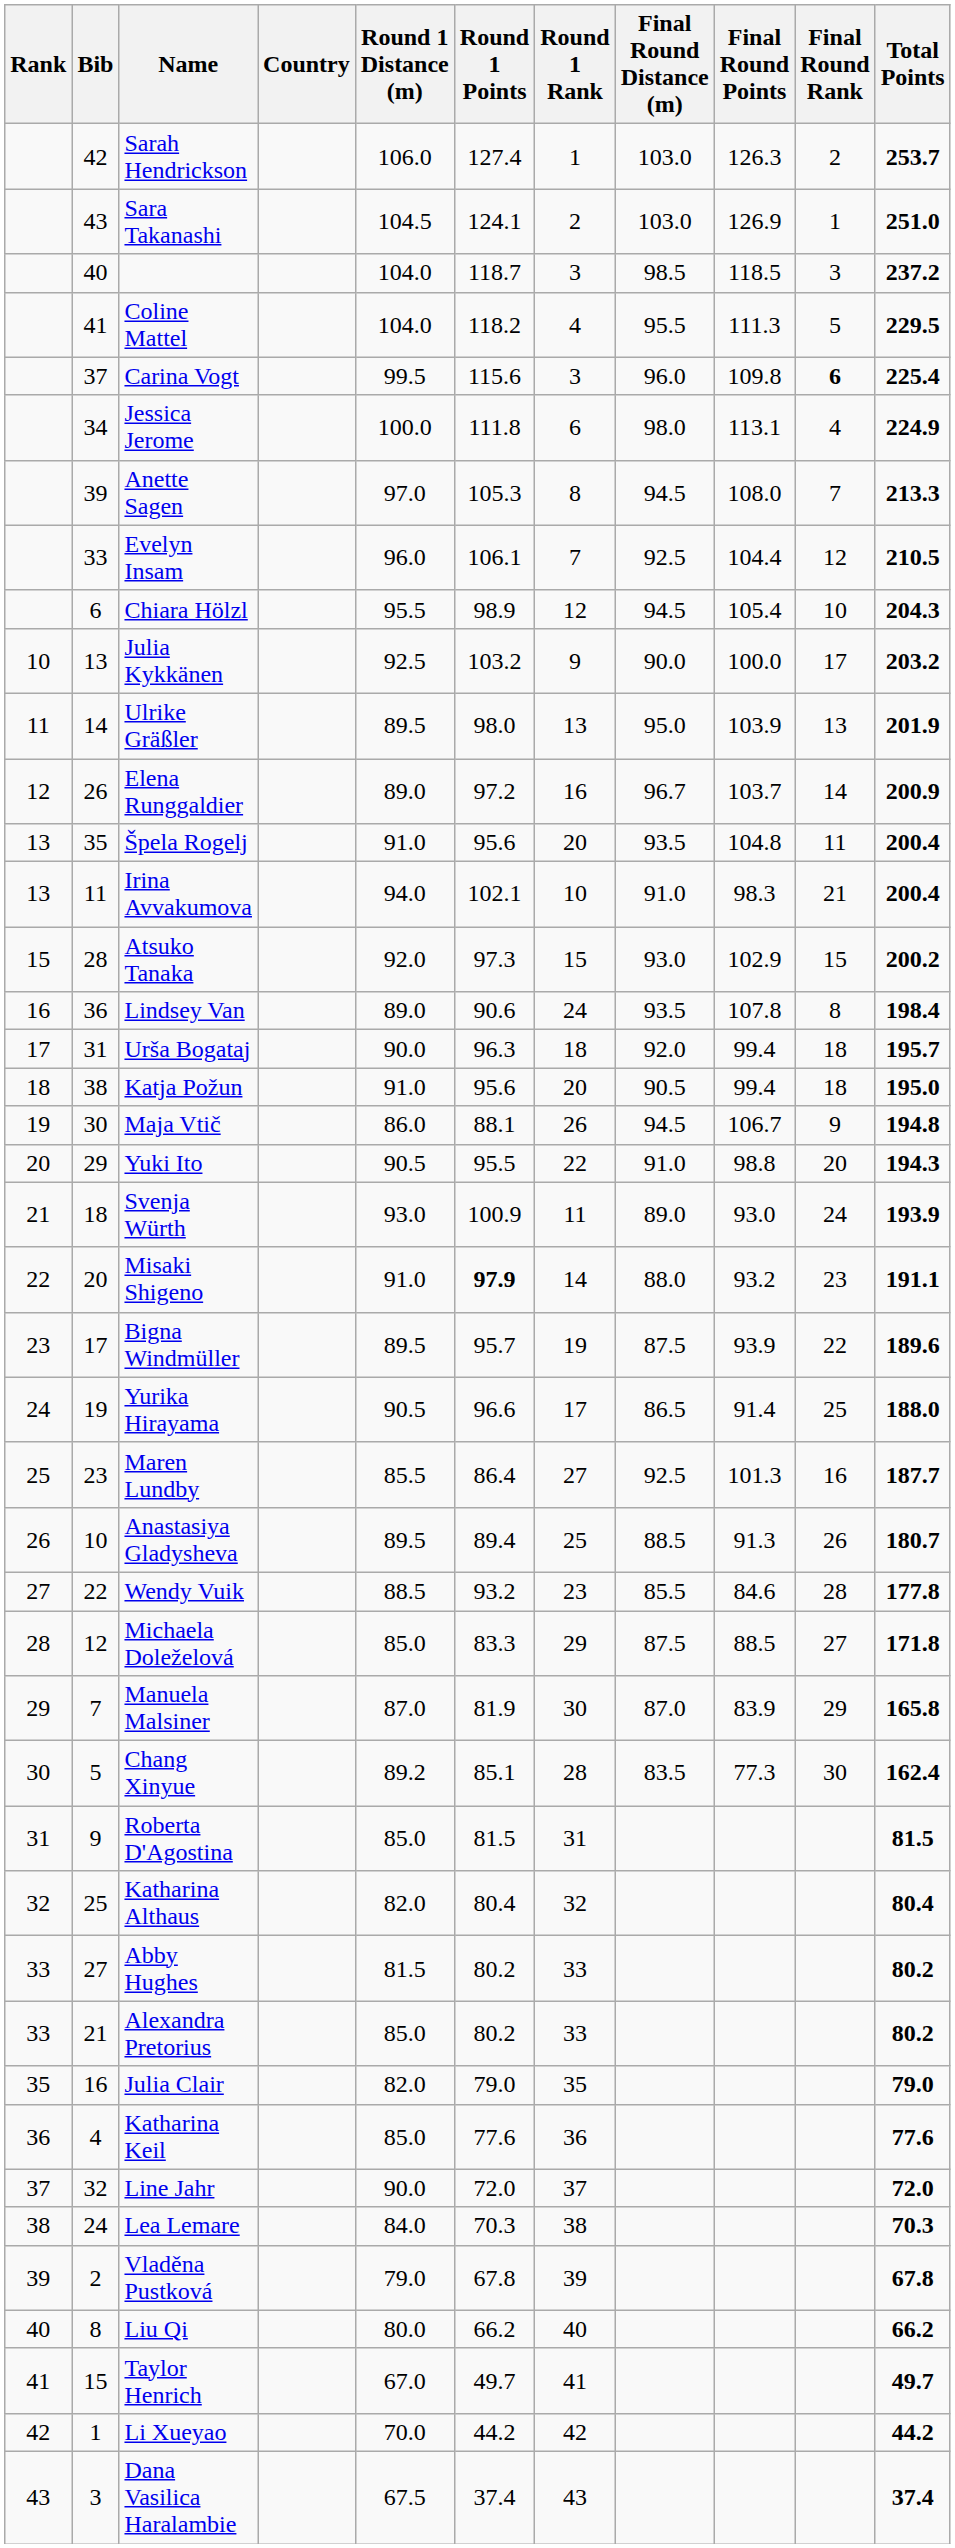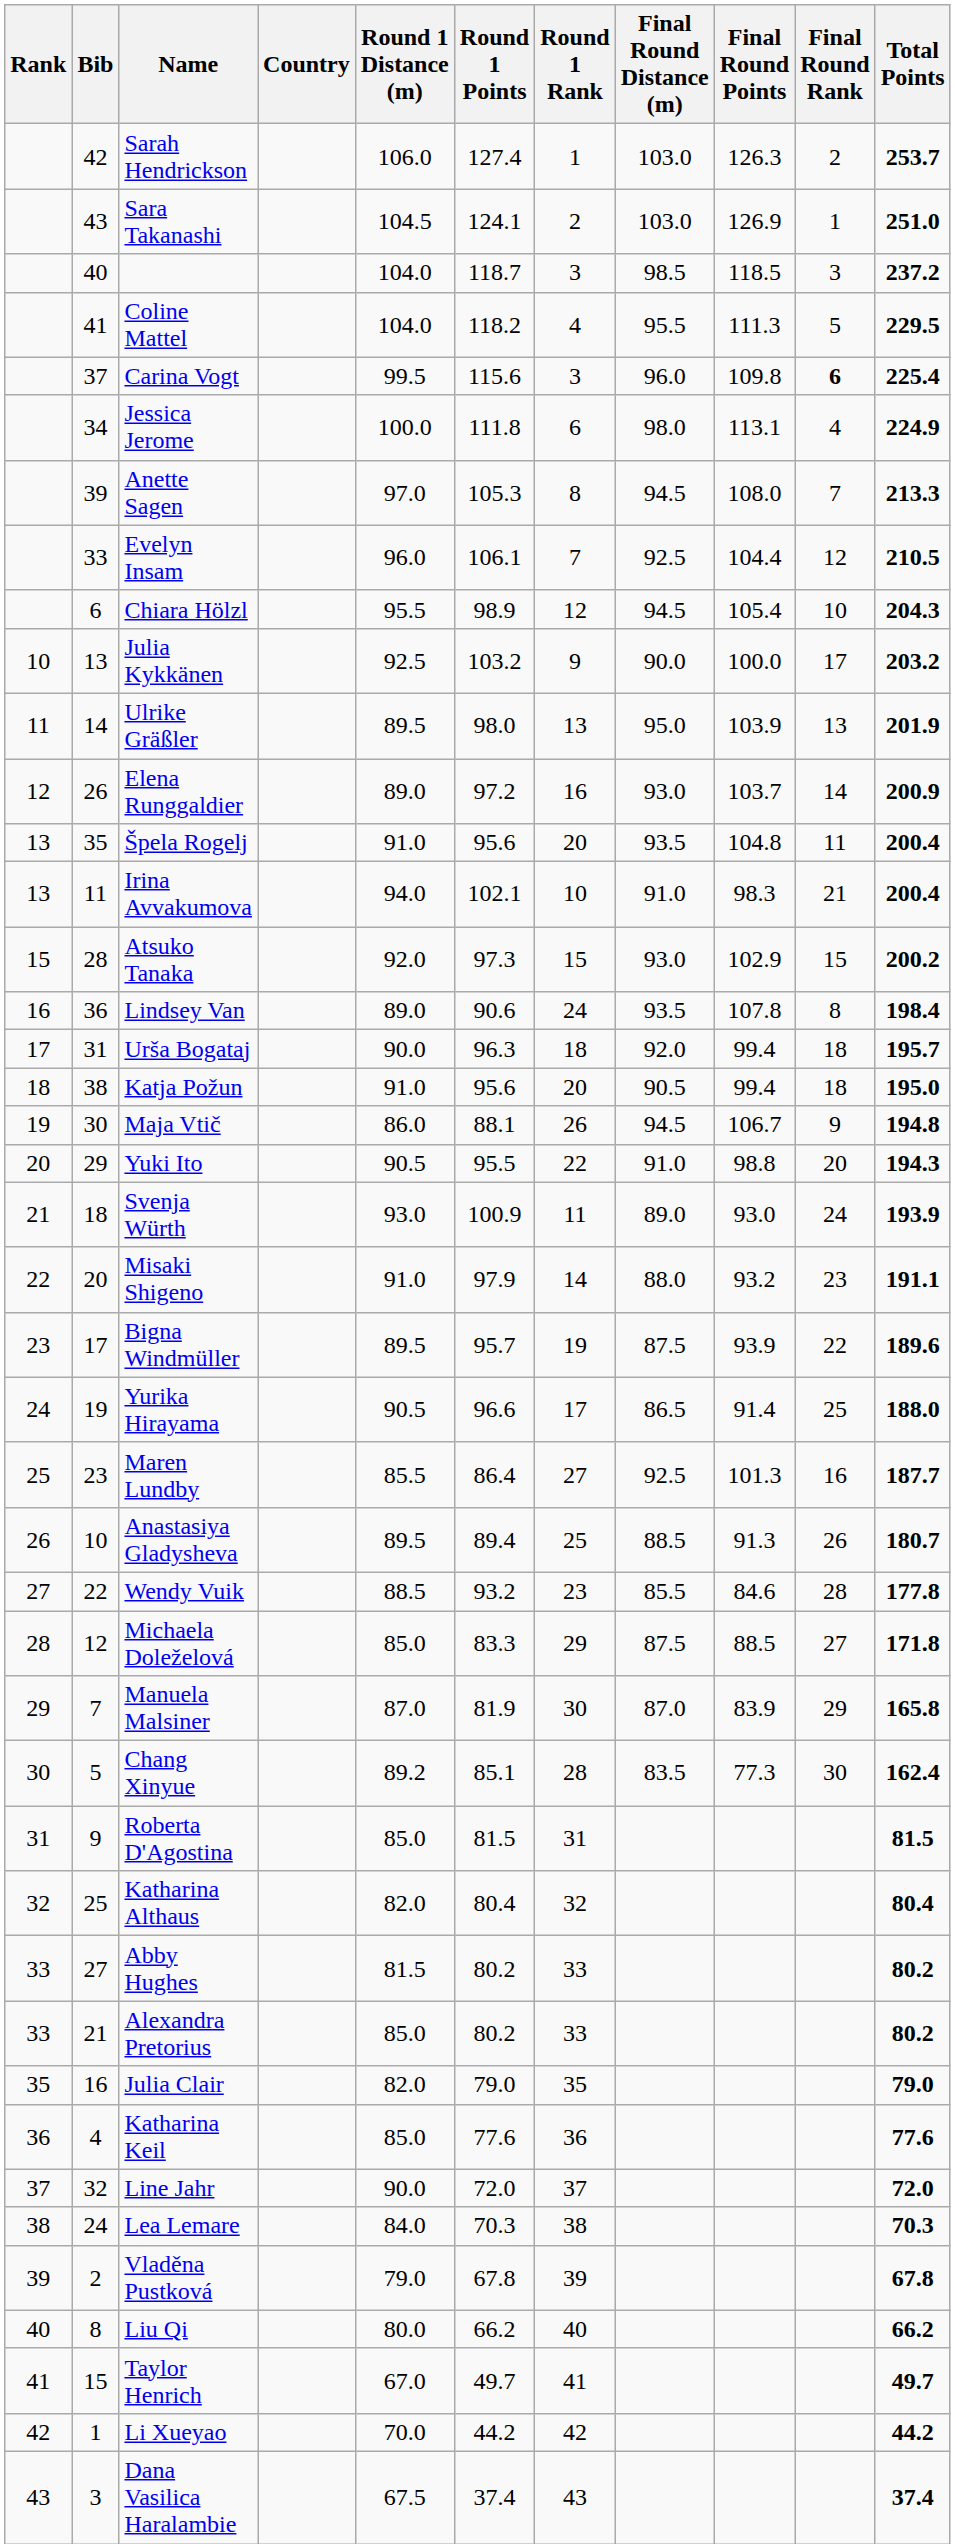(665, 790) 96.7 -> (665, 790) 93.0
(495, 1279) bold -> (495, 1279) normal
